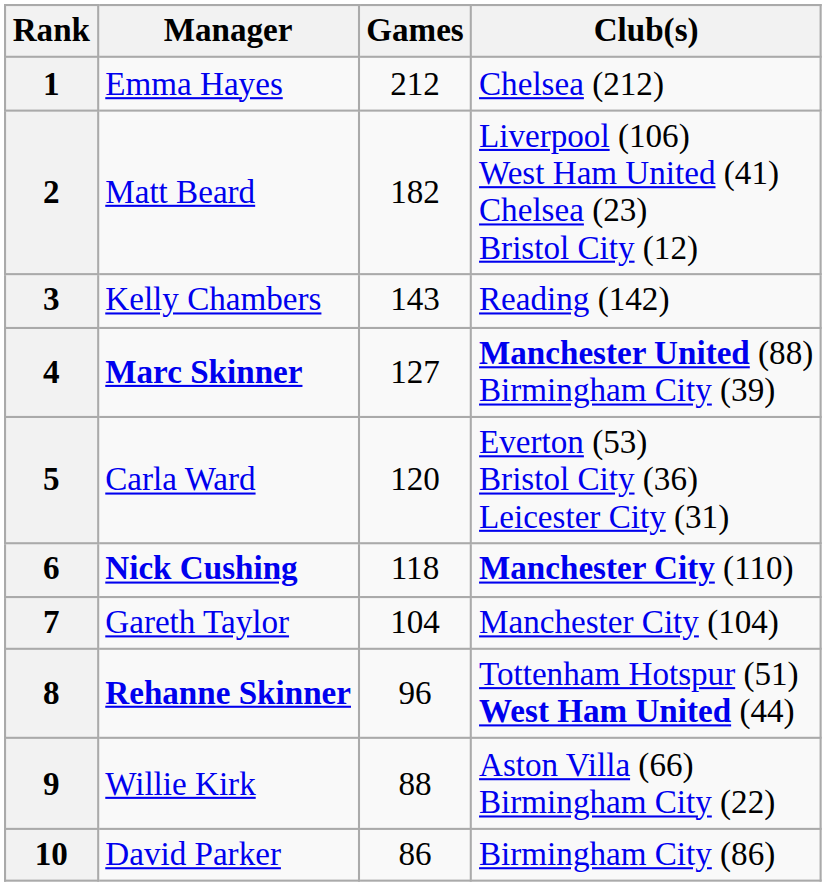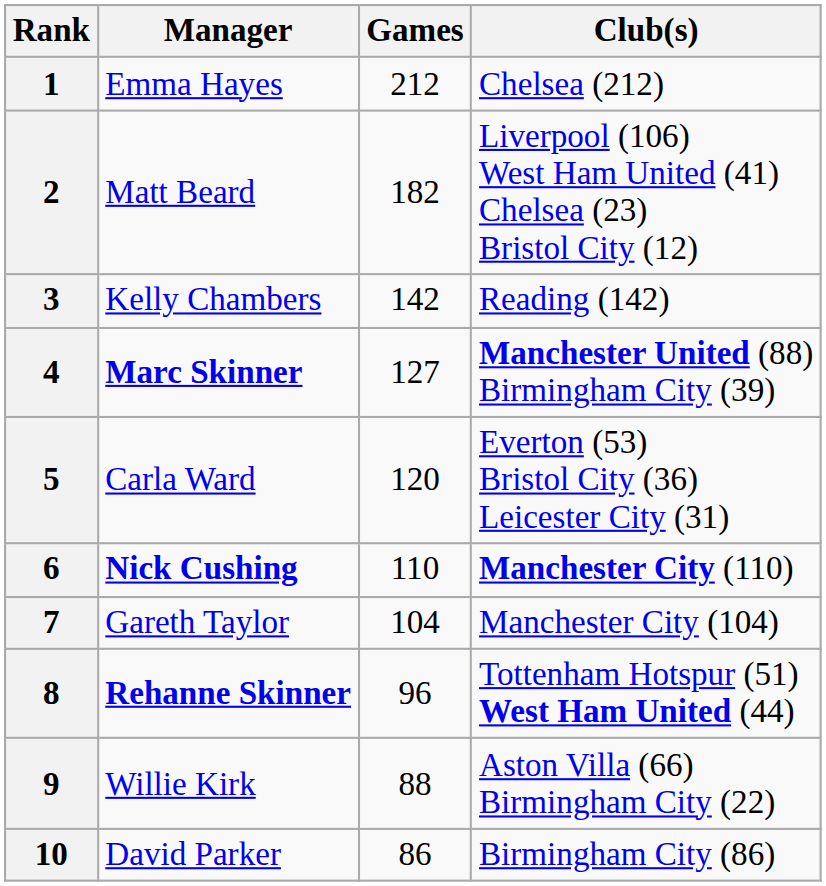(415, 300) 143 -> (415, 300) 142
(415, 569) 118 -> (415, 569) 110
